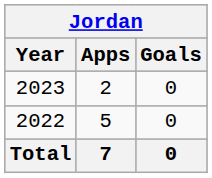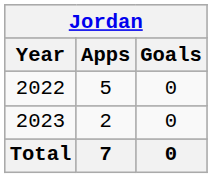rows swapped: (40, 122) <-> (40, 88)
